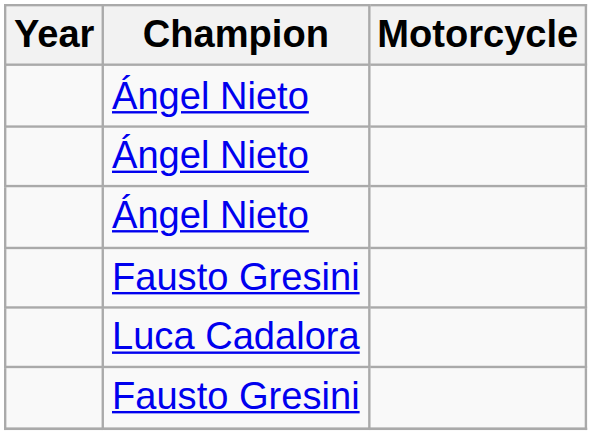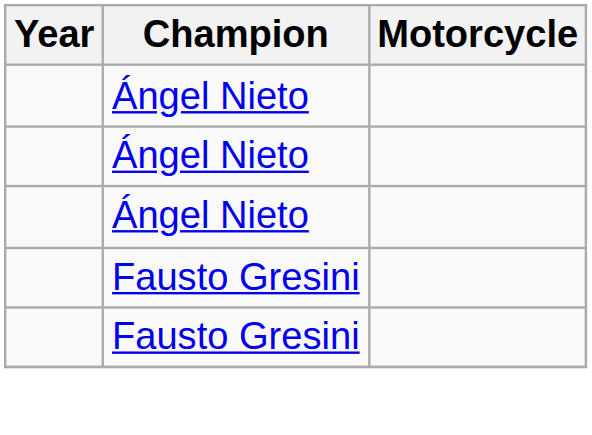- row: (54, 337)
